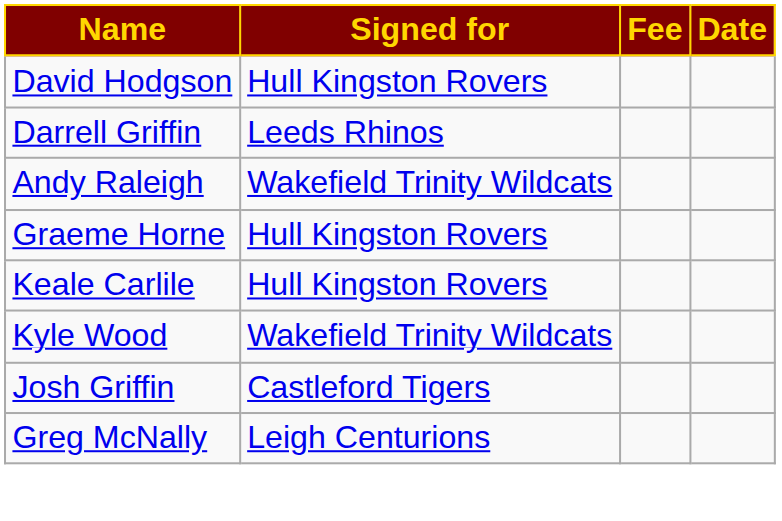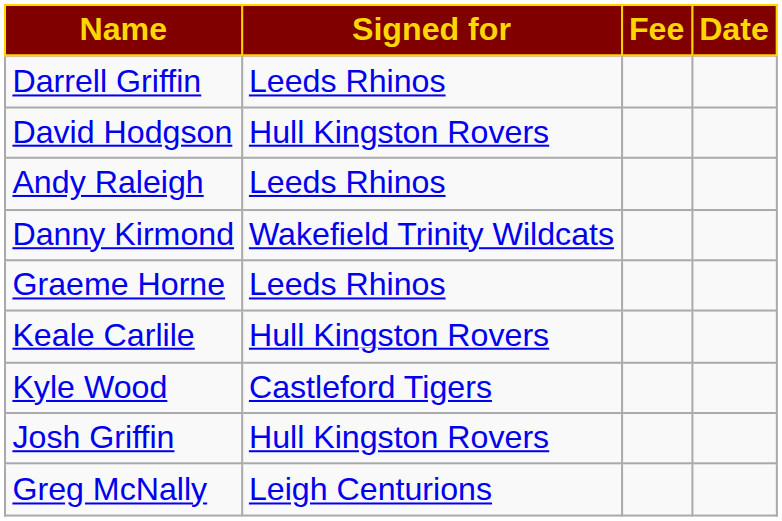rows swapped: (122, 81) <-> (107, 132)
(430, 183) Wakefield Trinity Wildcats -> (347, 183) Leeds Rhinos
+ row: (123, 234)
(397, 234) Hull Kingston Rovers -> (347, 285) Leeds Rhinos
(430, 336) Wakefield Trinity Wildcats -> (370, 387) Castleford Tigers
(369, 387) Castleford Tigers -> (399, 438) Hull Kingston Rovers
